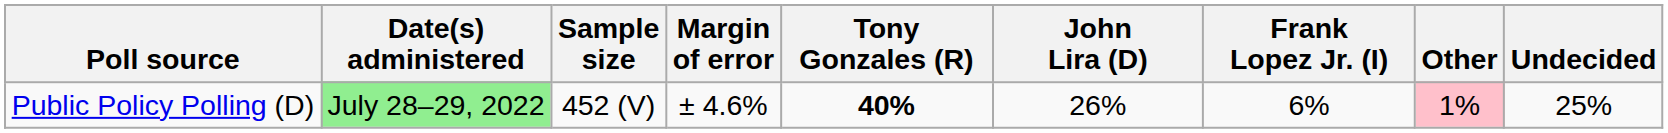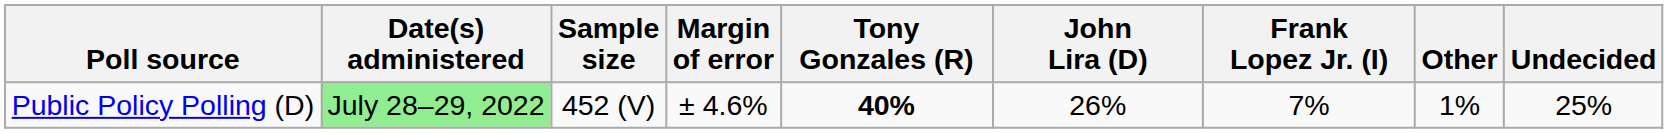(1309, 105) 6% -> (1309, 105) 7%
(1459, 105) pink background -> (1459, 105) no background
